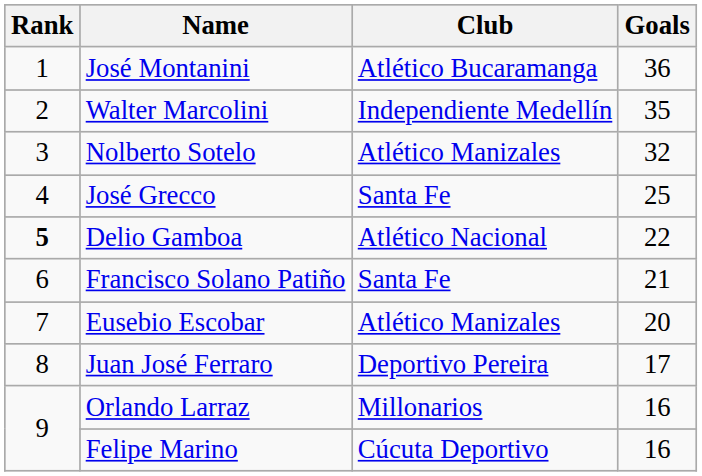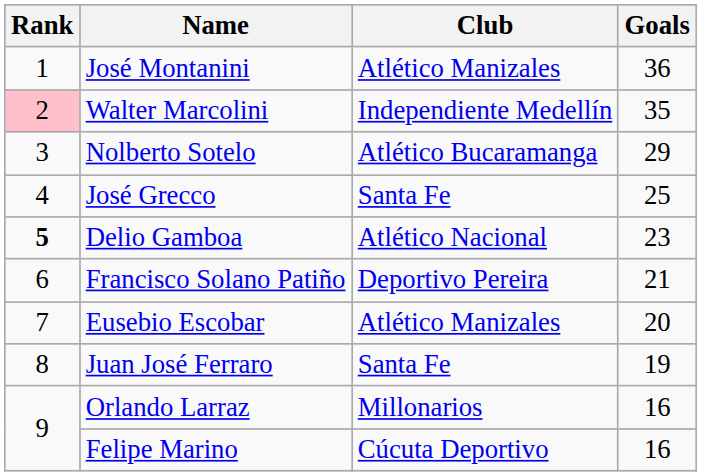(478, 68) Atlético Bucaramanga -> (459, 68) Atlético Manizales
(42, 110) no background -> (42, 110) pink background
(459, 152) Atlético Manizales -> (478, 152) Atlético Bucaramanga
(657, 152) 32 -> (657, 152) 29
(657, 237) 22 -> (657, 237) 23
(404, 279) Santa Fe -> (453, 279) Deportivo Pereira
(453, 364) Deportivo Pereira -> (404, 364) Santa Fe
(657, 364) 17 -> (657, 364) 19
